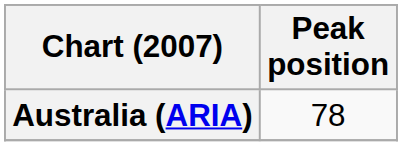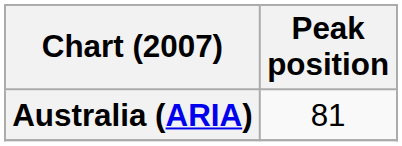(328, 114) 78 -> (328, 114) 81
